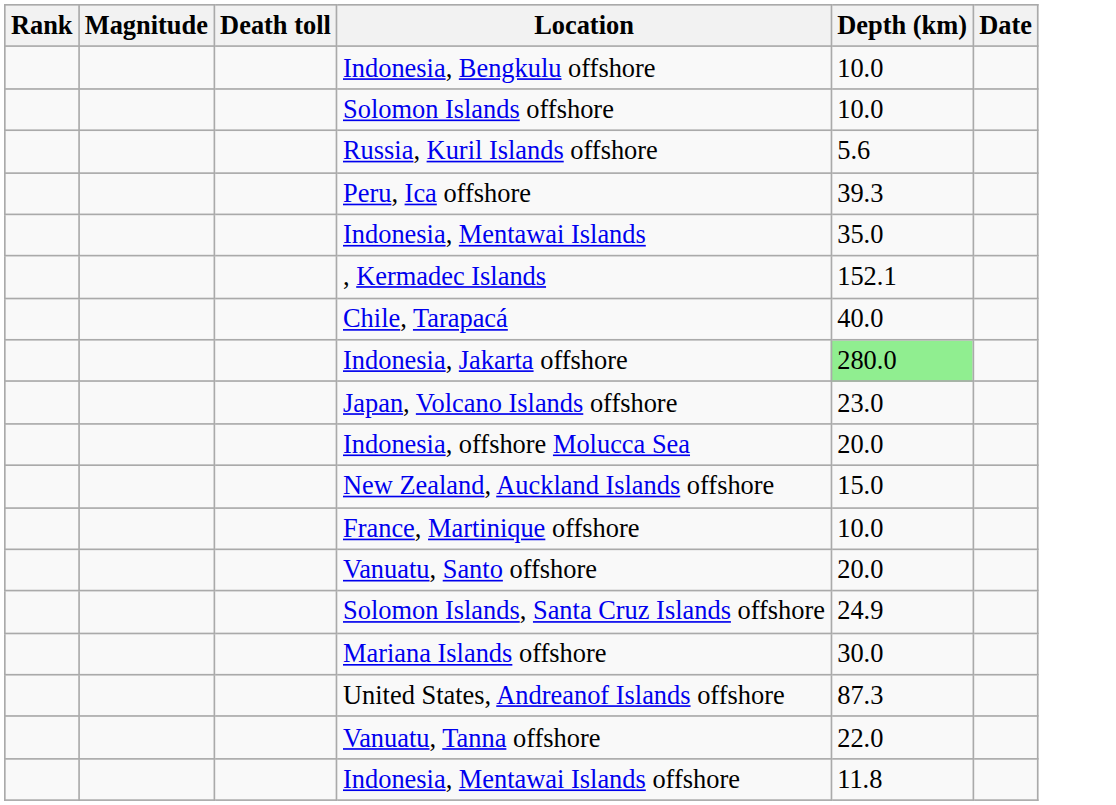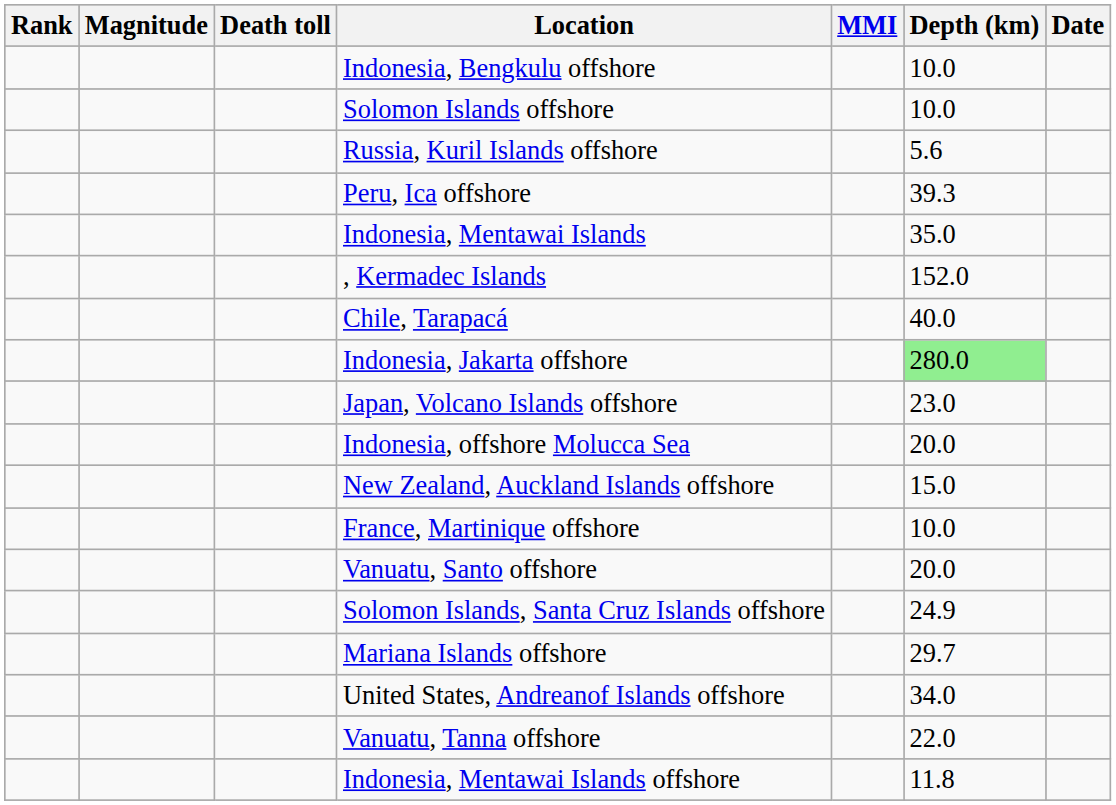+ column: (867, 25)
(867, 276) 152.1 -> (939, 276) 152.0
(860, 653) 30.0 -> (933, 653) 29.7
(860, 695) 87.3 -> (933, 695) 34.0
